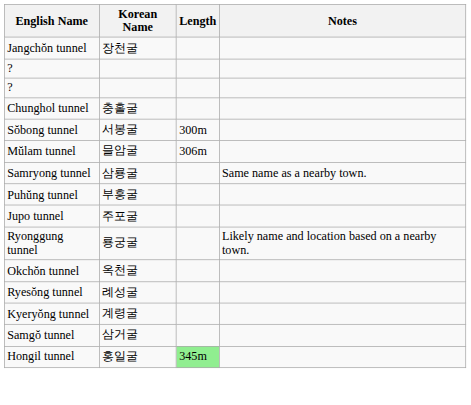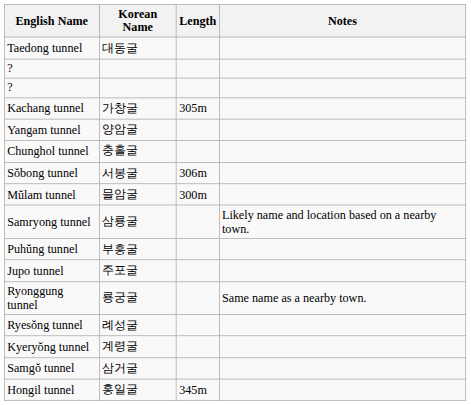- row: (47, 48)
+ row: (45, 48)
+ row: (46, 108)
+ row: (44, 129)
(193, 129) 300m -> (193, 173) 306m
(193, 151) 306m -> (193, 194) 300m
(294, 173) Same name as a nearby town. -> (329, 221) Likely name and location based on a nearby town.
(329, 243) Likely name and location based on a nearby town. -> (294, 298) Same name as a nearby town.
- row: (43, 270)
(193, 356) lightgreen background -> (193, 389) no background
